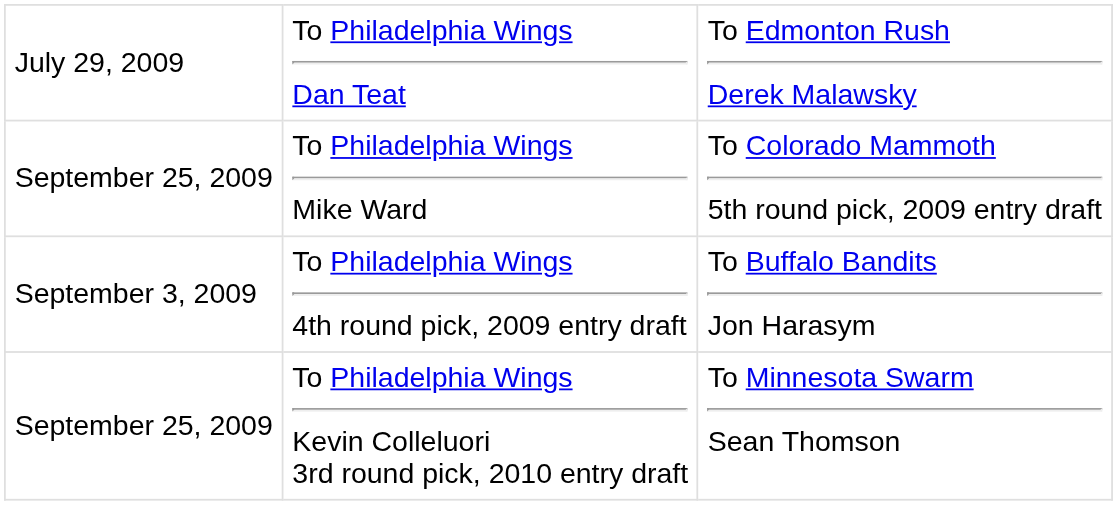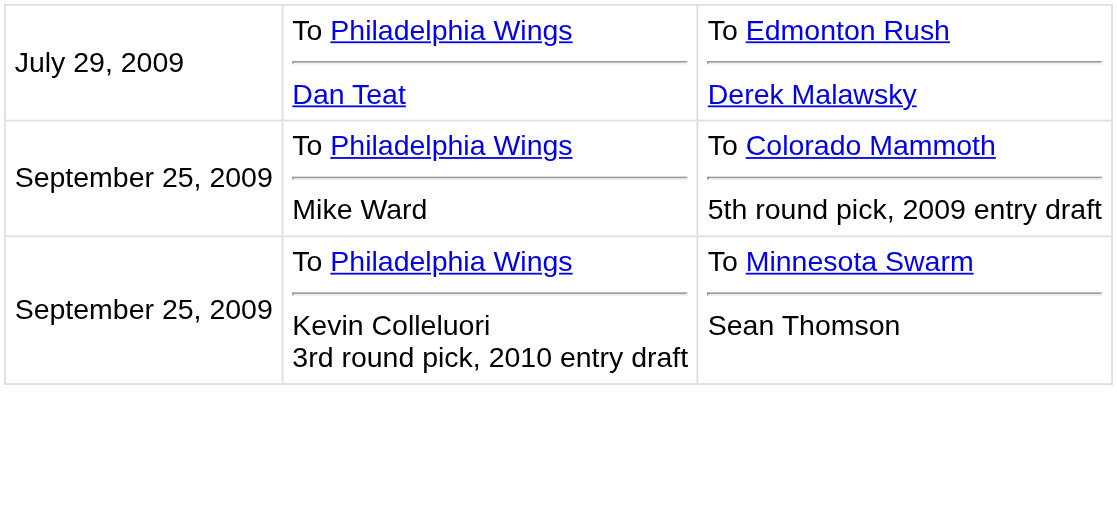- row: (490, 293)
